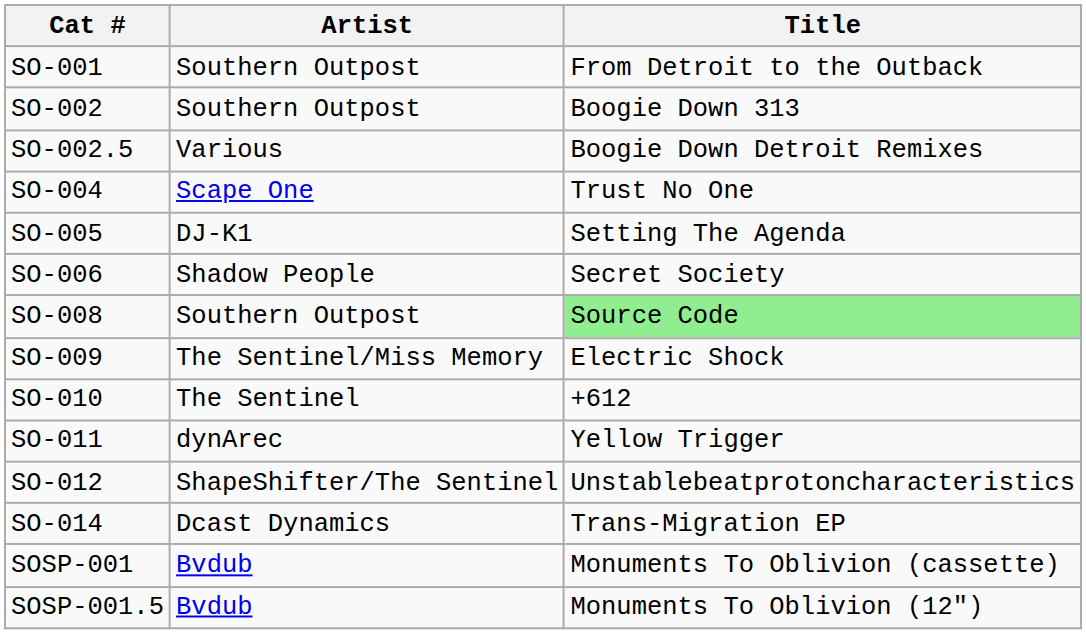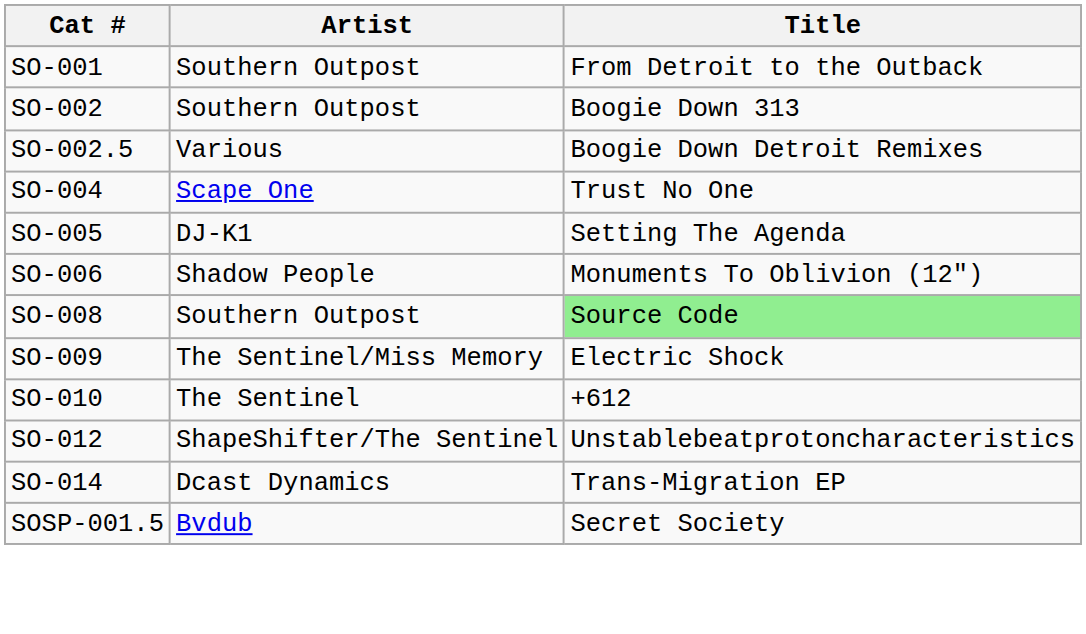(678, 275) Secret Society -> (777, 275) Monuments To Oblivion (12")
- row: (57, 441)
- row: (72, 566)
(777, 607) Monuments To Oblivion (12") -> (678, 524) Secret Society
